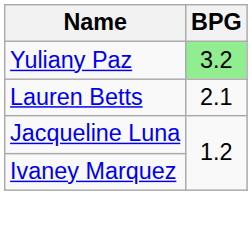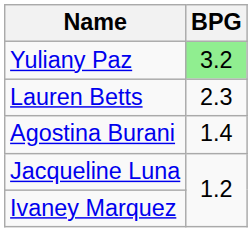(216, 97) 2.1 -> (216, 97) 2.3
+ row: (93, 134)
